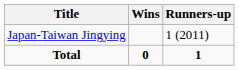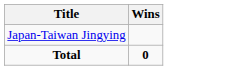- column: (198, 14)
